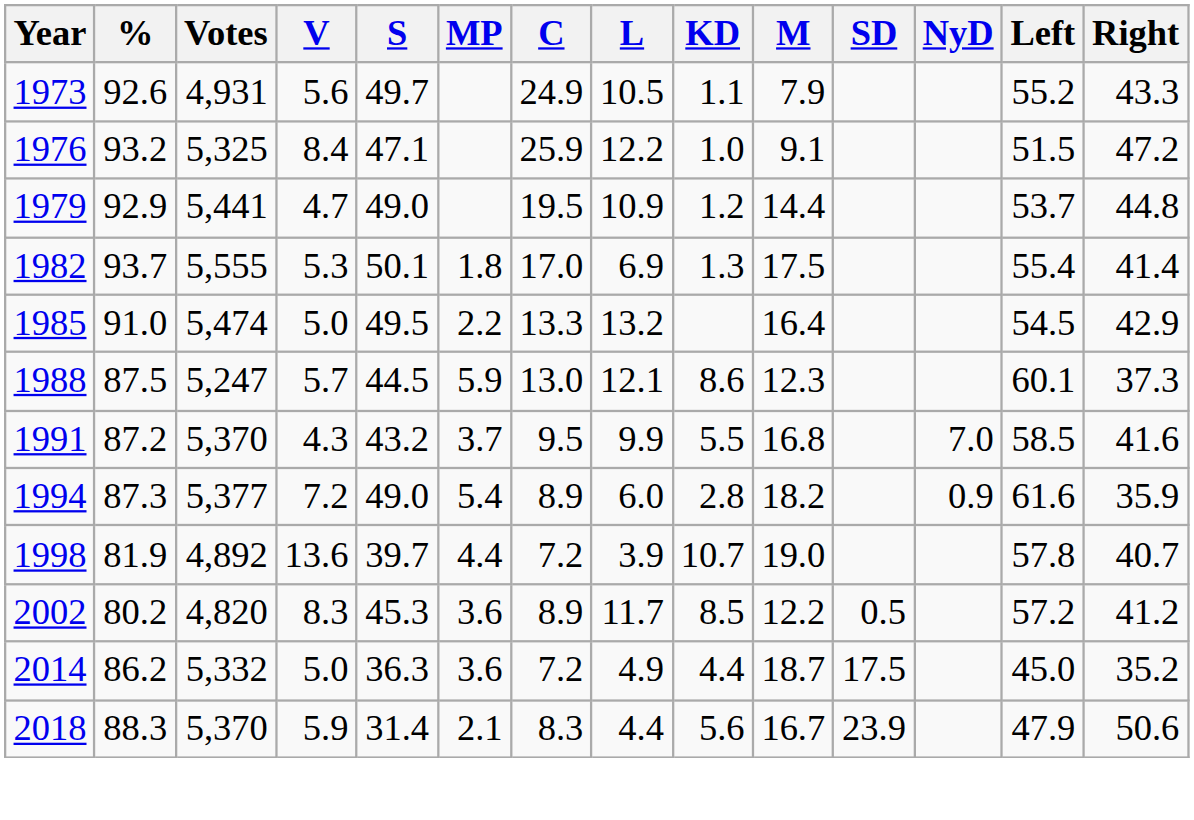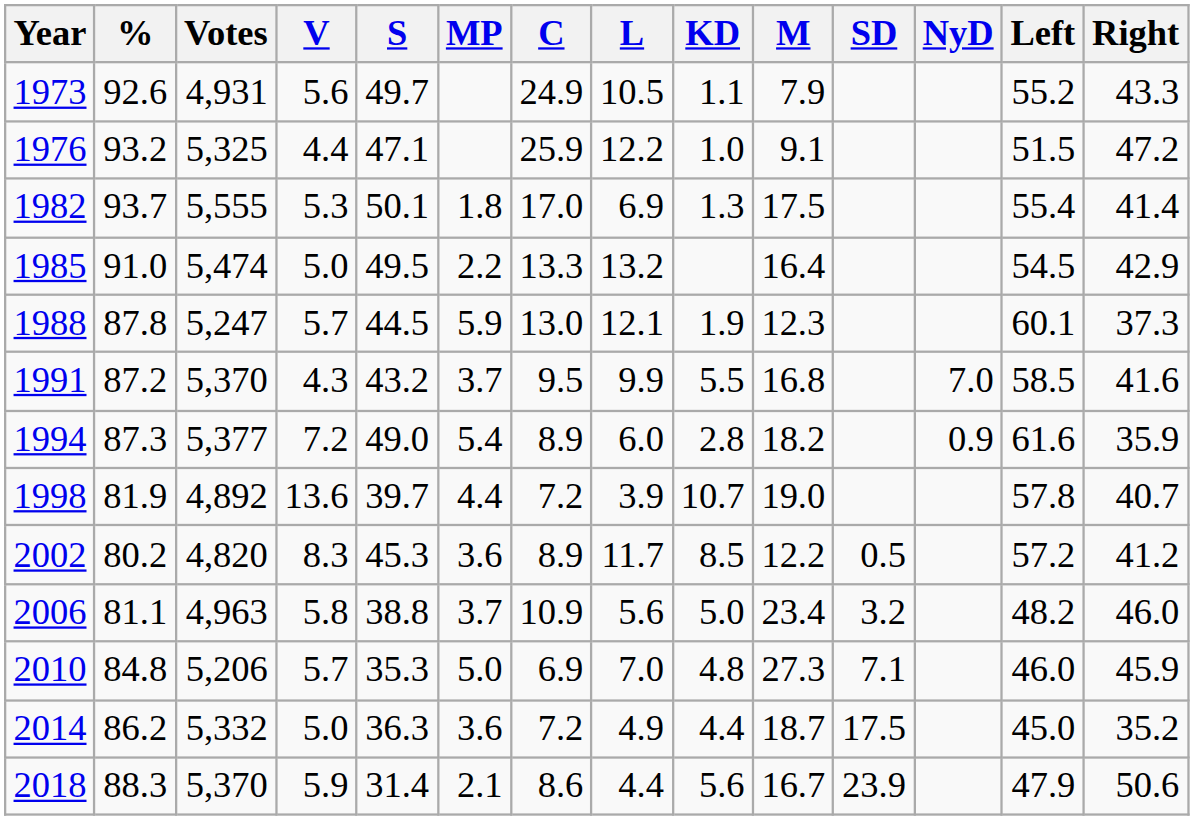(326, 149) 8.4 -> (326, 149) 4.4
- row: (50, 206)
(135, 380) 87.5 -> (135, 322) 87.8
(722, 380) 8.6 -> (722, 322) 1.9
+ row: (50, 611)
+ row: (50, 669)
(560, 727) 8.3 -> (560, 785) 8.6
